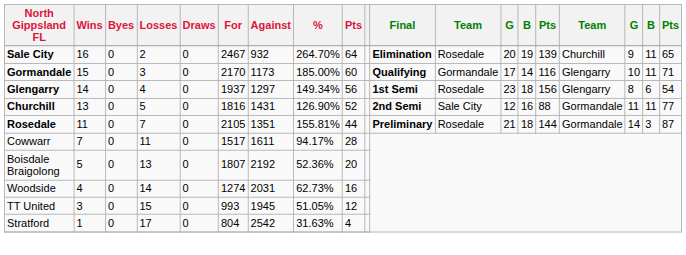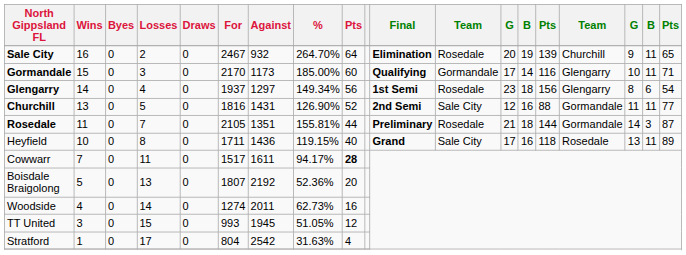+ row: (27, 141)
(351, 141) normal -> (351, 159) bold
(263, 188) 2031 -> (262, 205) 2011
